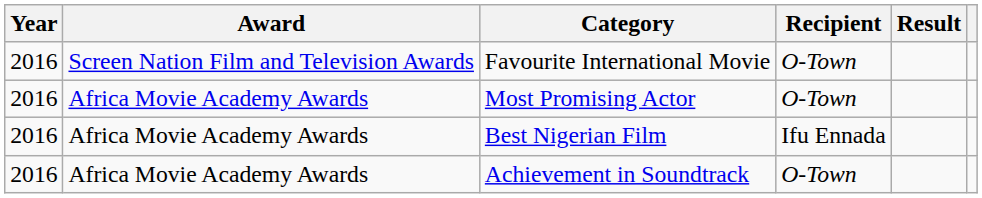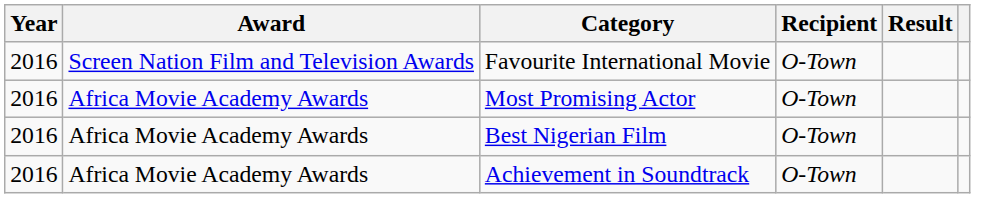(833, 135) Ifu Ennada -> (819, 135) O-Town
